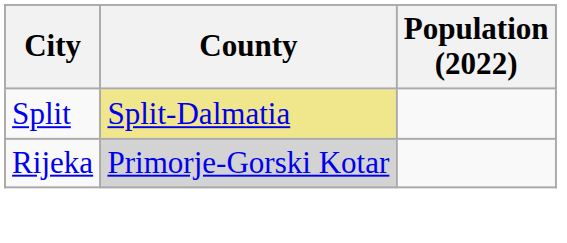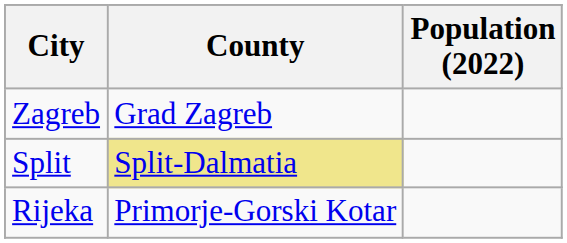+ row: (56, 113)
(248, 162) lightgrey background -> (255, 211) no background
